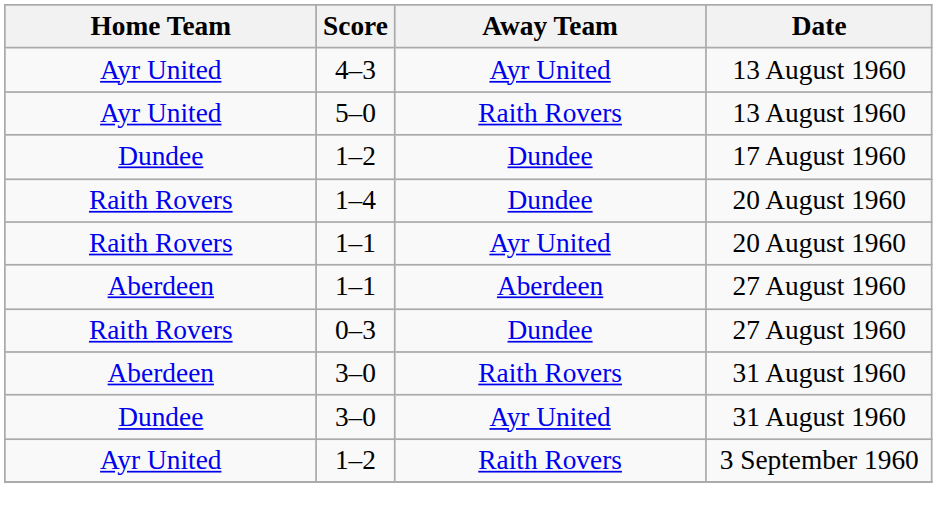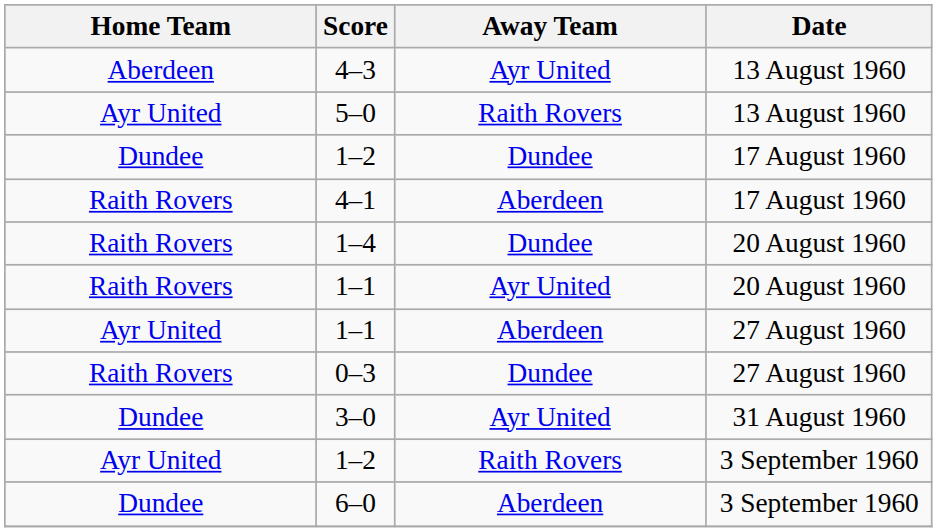(161, 69) Ayr United -> (161, 69) Aberdeen
+ row: (355, 199)
(161, 286) Aberdeen -> (161, 329) Ayr United
- row: (355, 373)
+ row: (355, 503)
